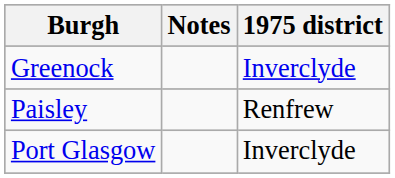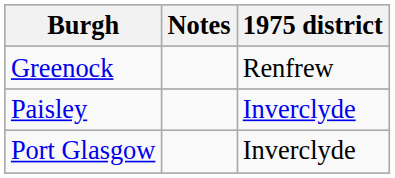(299, 67) Inverclyde -> (288, 67) Renfrew
(288, 109) Renfrew -> (299, 109) Inverclyde
